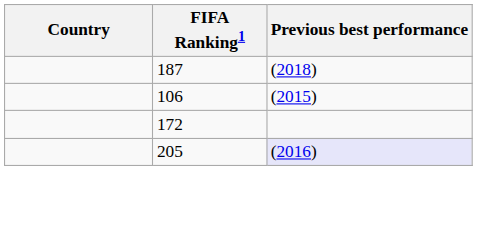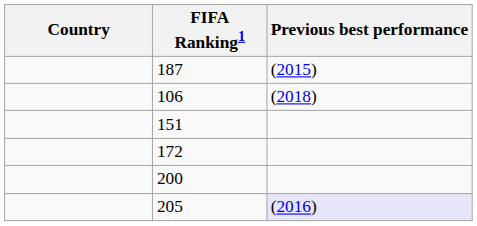(294, 69) (2018) -> (294, 69) (2015)
(294, 97) (2015) -> (294, 97) (2018)
+ row: (170, 124)
+ row: (170, 179)
